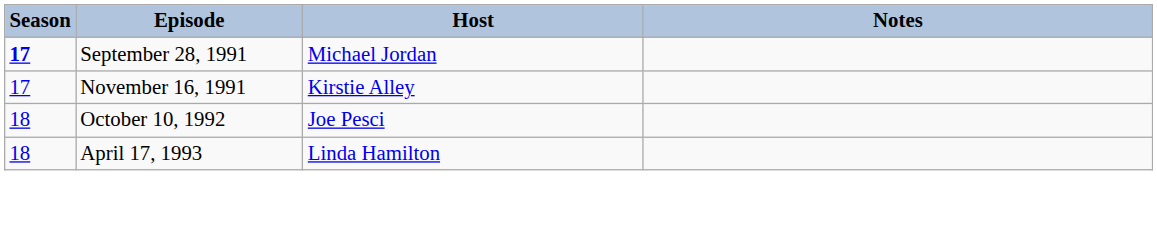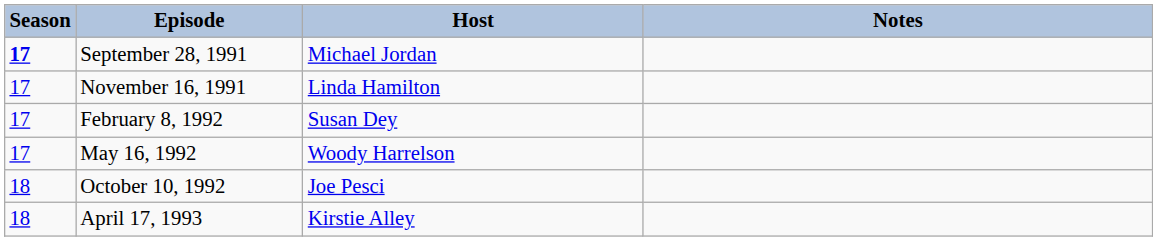(361, 86) Kirstie Alley -> (374, 86) Linda Hamilton
+ row: (152, 119)
+ row: (138, 152)
(374, 152) Linda Hamilton -> (361, 218) Kirstie Alley
